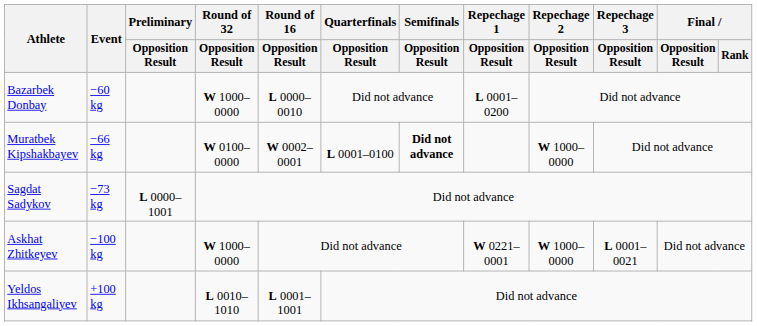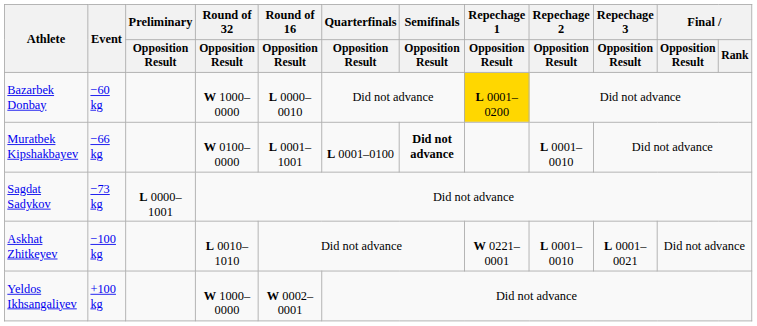(496, 105) no background -> (497, 105) gold background
(290, 154) W 0002–0001 -> (290, 154) L 0001–1001
(561, 154) W 1000–0000 -> (561, 154) L 0001–0010
(227, 254) W 1000–0000 -> (227, 254) L 0010–1010
(561, 254) W 1000–0000 -> (561, 254) L 0001–0010
(227, 303) L 0010–1010 -> (227, 303) W 1000–0000
(290, 303) L 0001–1001 -> (290, 303) W 0002–0001
